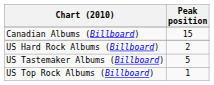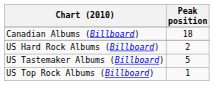(188, 34) 15 -> (188, 34) 18
